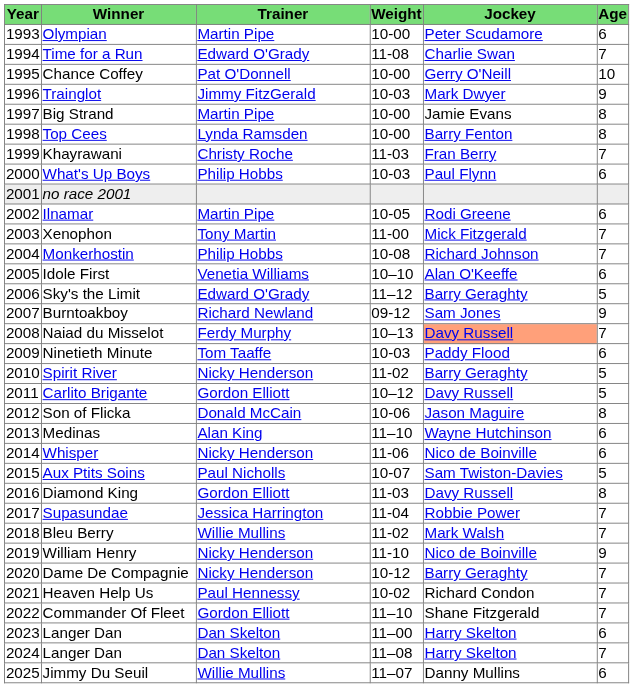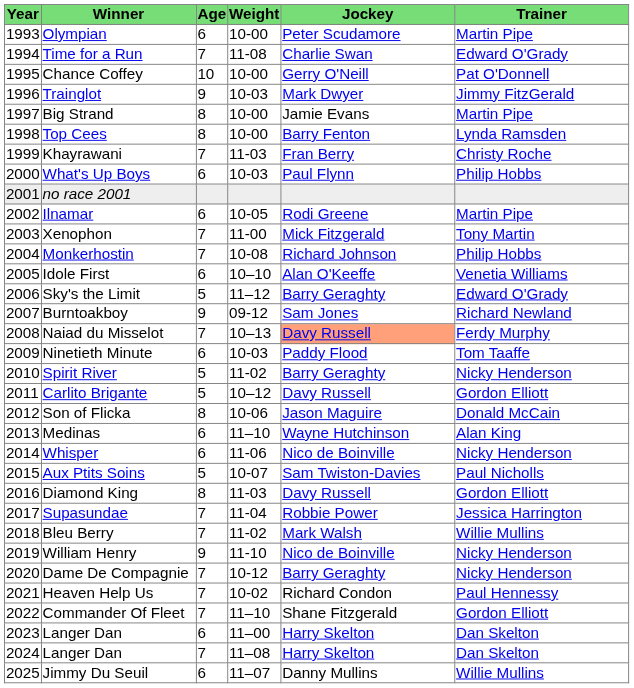columns swapped: (613, 14) <-> (283, 14)
